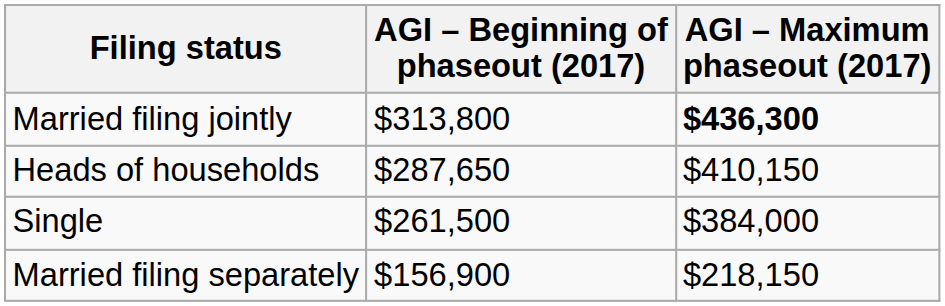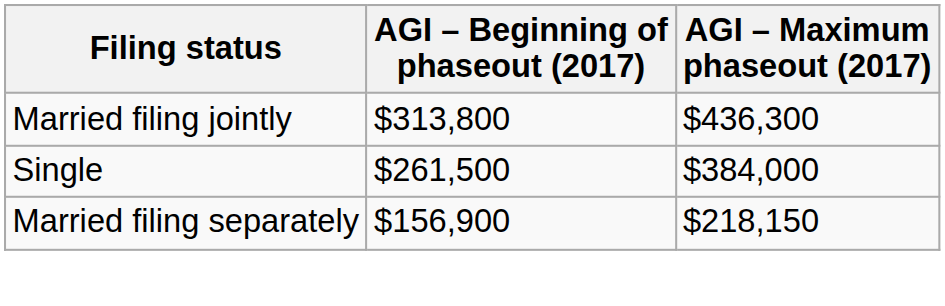(751, 118) bold -> (751, 118) normal
- row: (166, 170)
